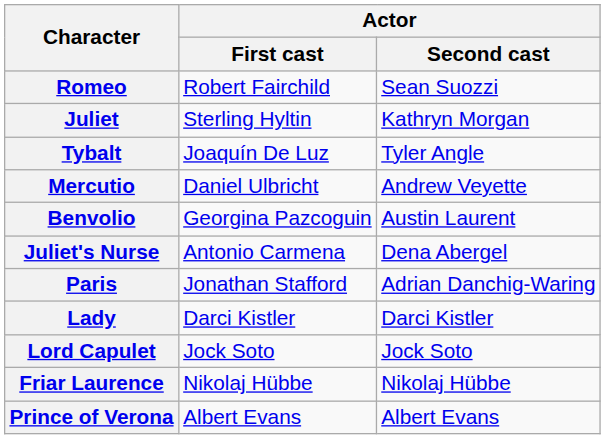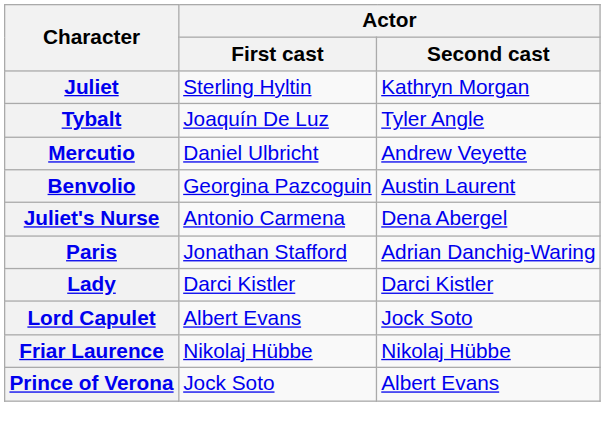- row: (92, 86)
(229, 350) Jock Soto -> (242, 317) Albert Evans
(242, 416) Albert Evans -> (229, 383) Jock Soto
